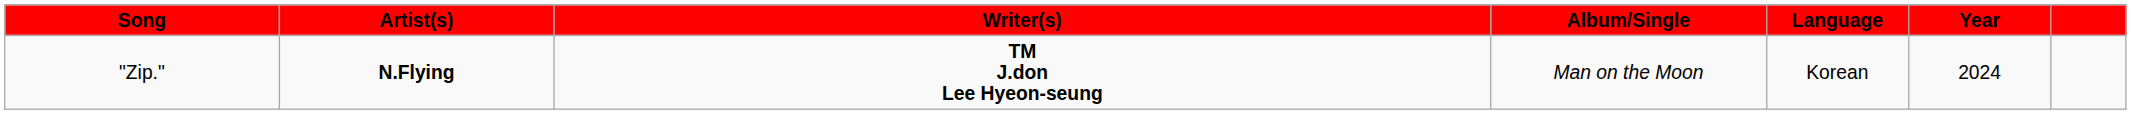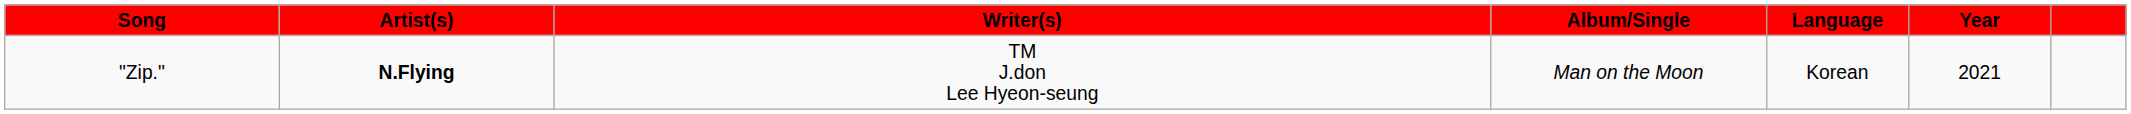(1022, 72) bold -> (1022, 72) normal
(1980, 72) 2024 -> (1980, 72) 2021
